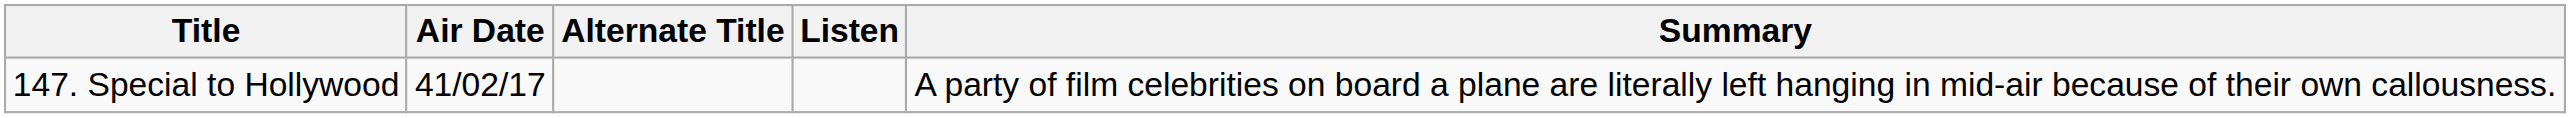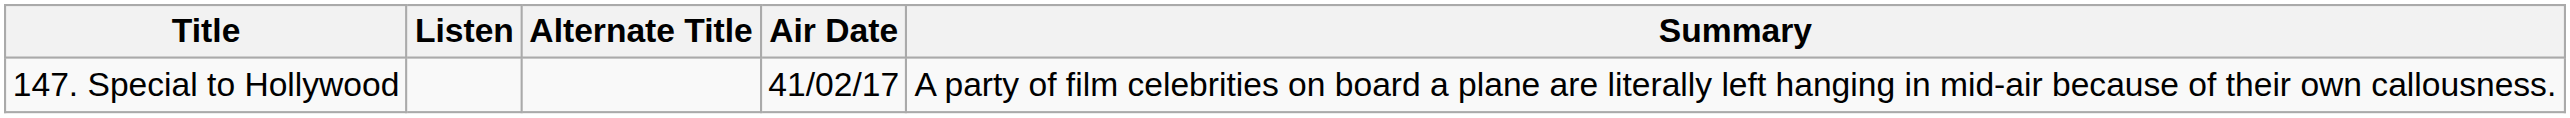columns swapped: (480, 31) <-> (850, 31)
